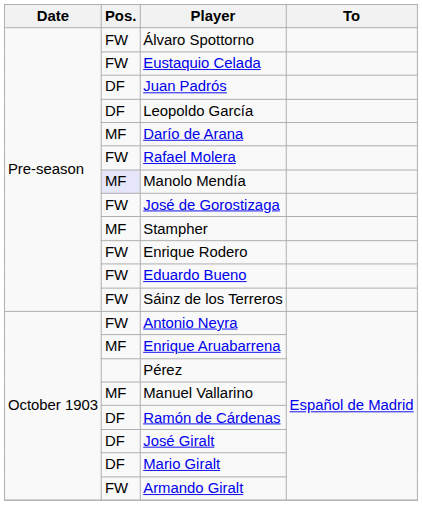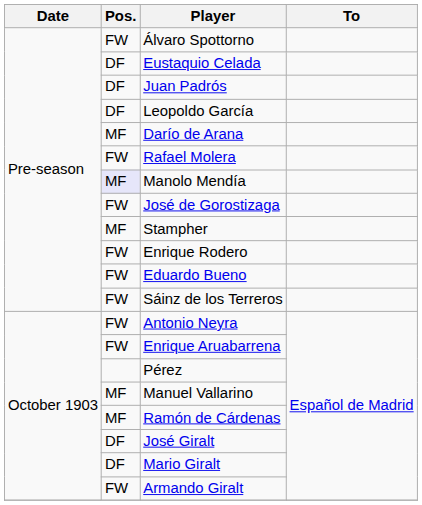(116, 63) FW -> (115, 63) DF
(116, 346) MF -> (116, 346) FW
(115, 417) DF -> (116, 417) MF
